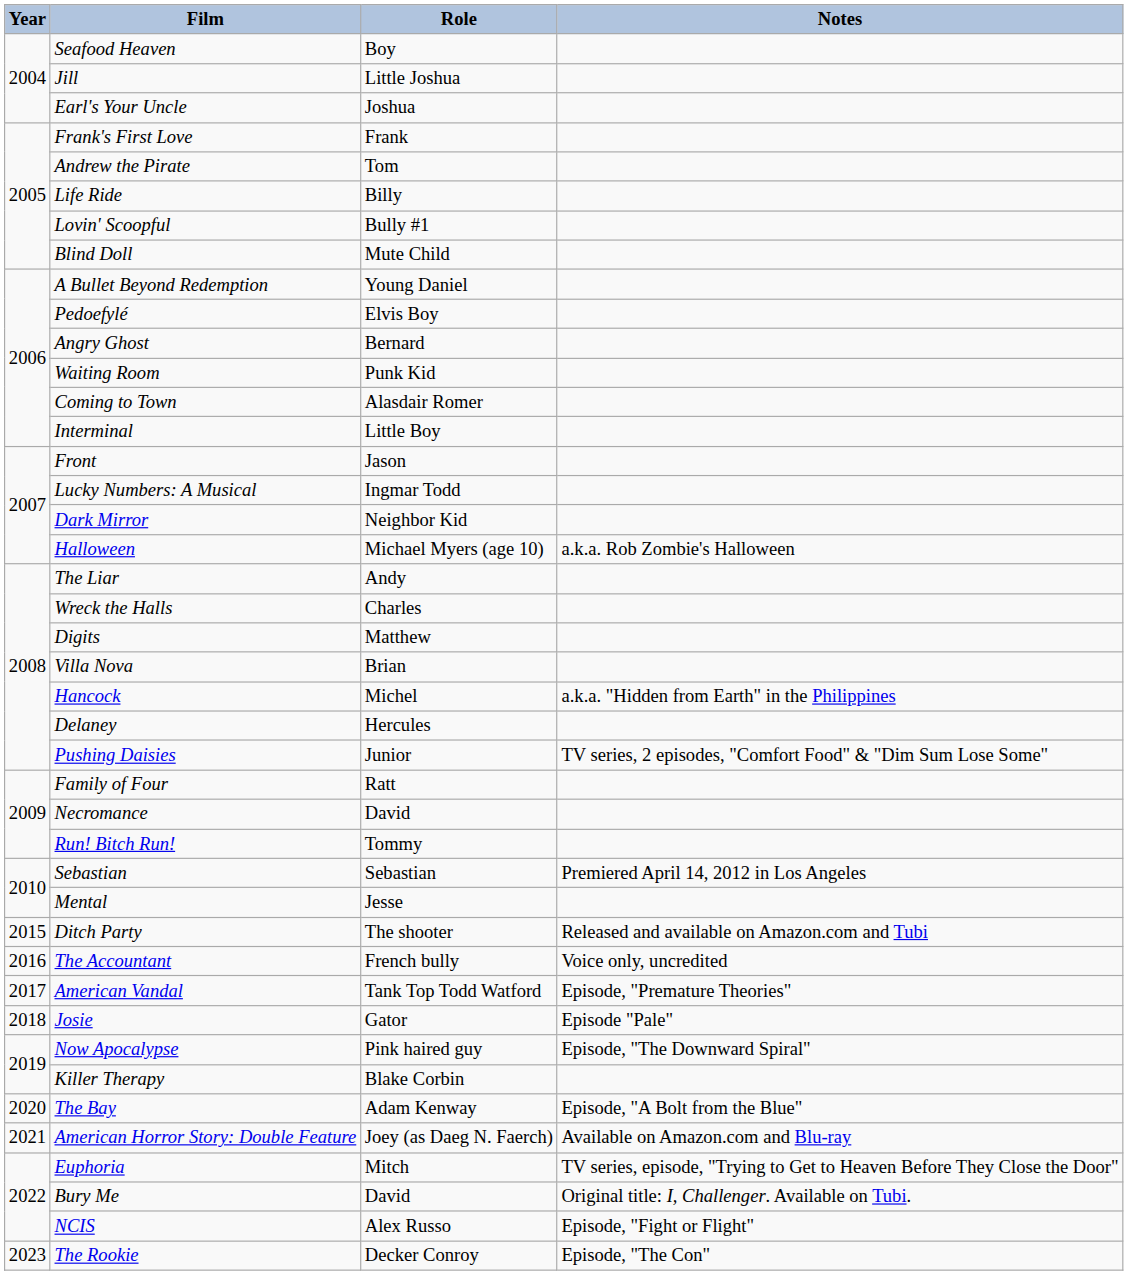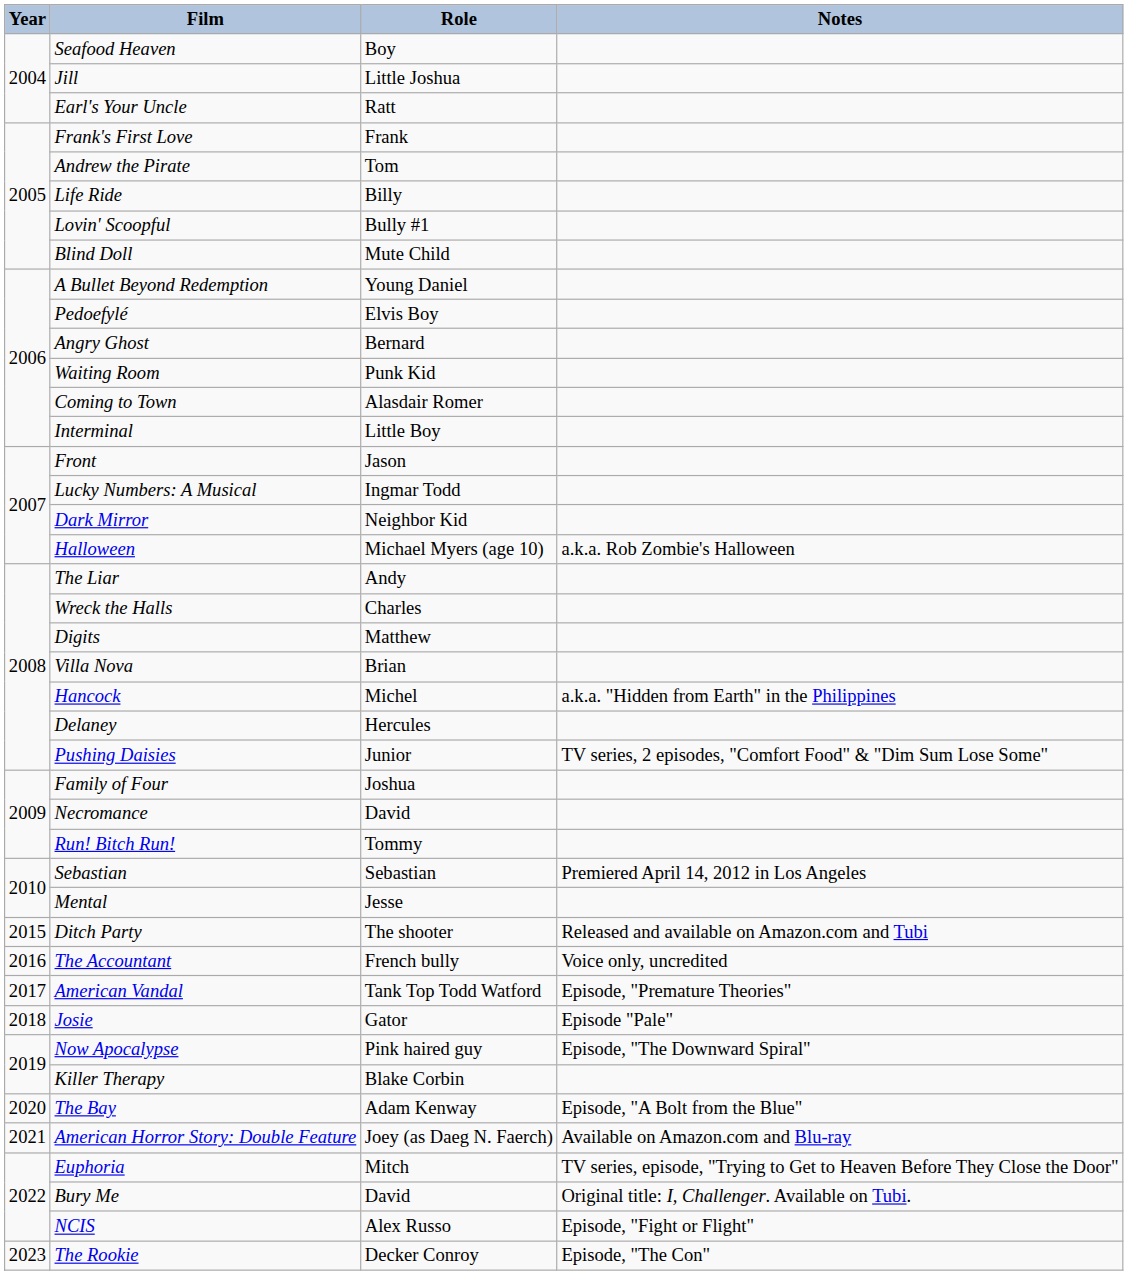(390, 107) Joshua -> (380, 107) Ratt
(380, 784) Ratt -> (390, 784) Joshua
